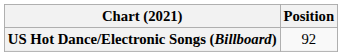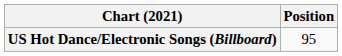(309, 39) 92 -> (309, 39) 95
